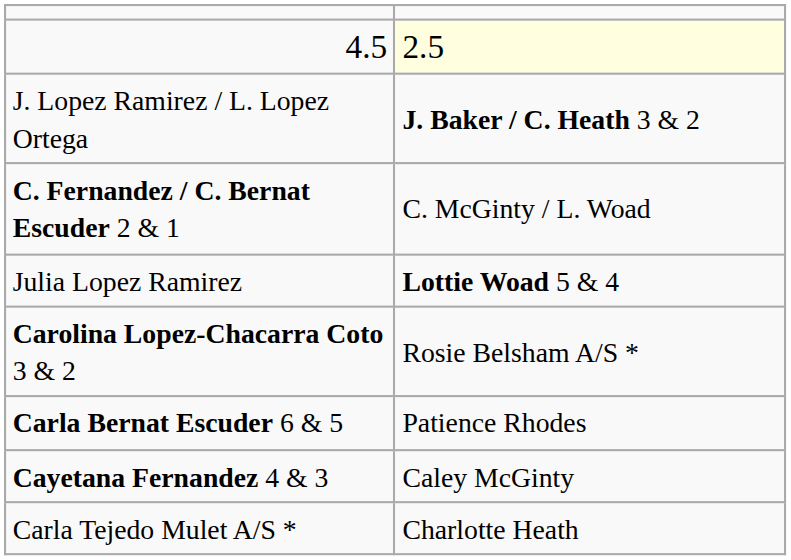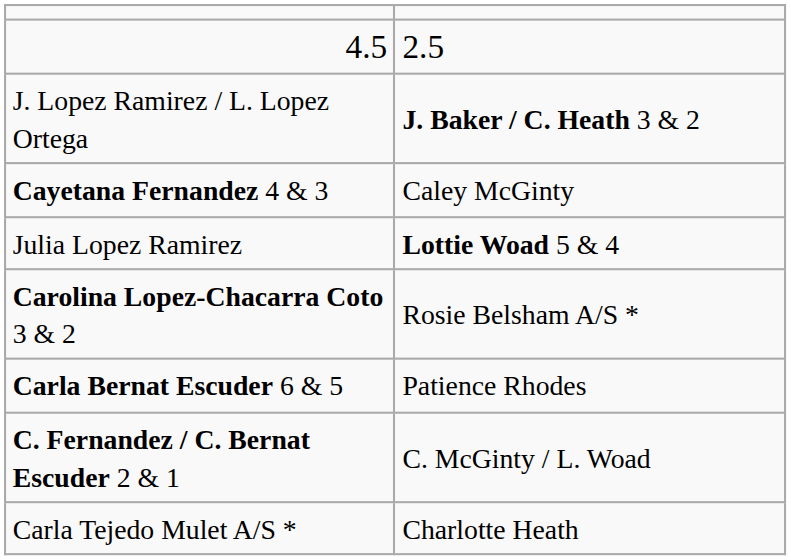(423, 46) lightyellow background -> (423, 46) no background
rows swapped: (161, 210) <-> (171, 477)
